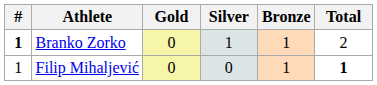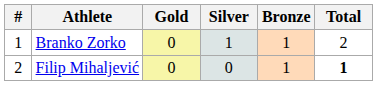(18, 42) bold -> (18, 42) normal
(18, 67) 1 -> (18, 67) 2
